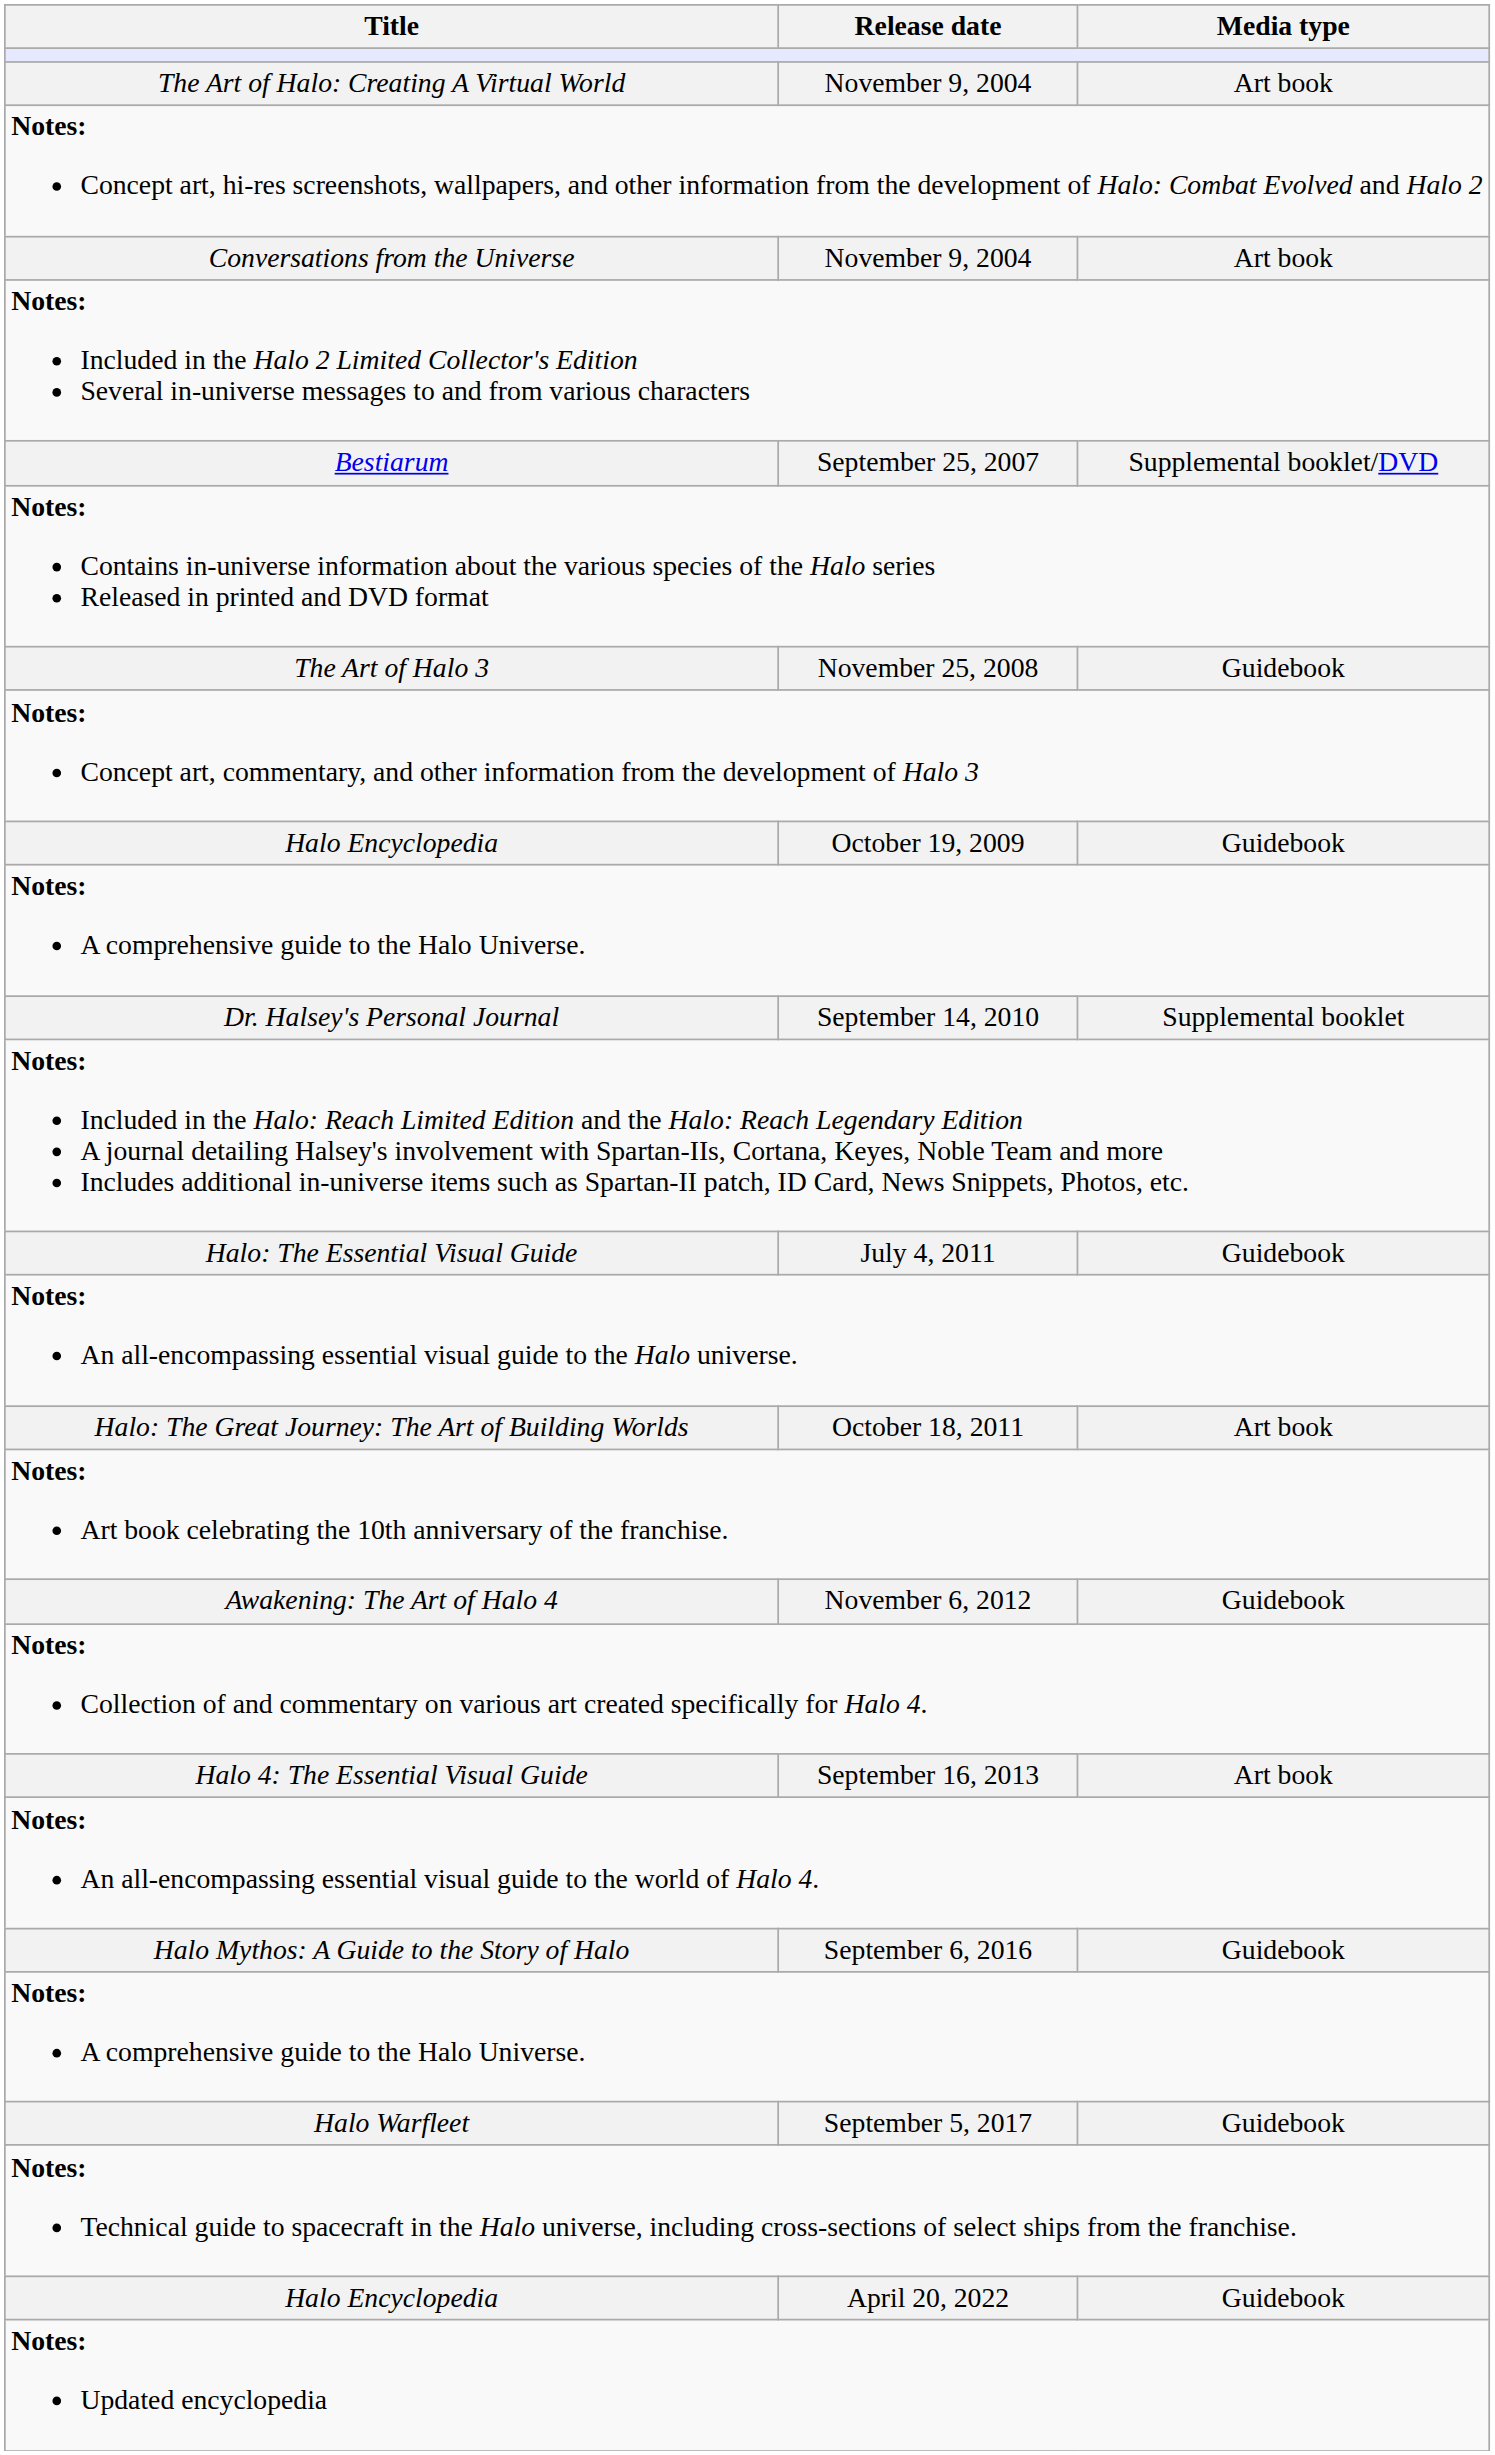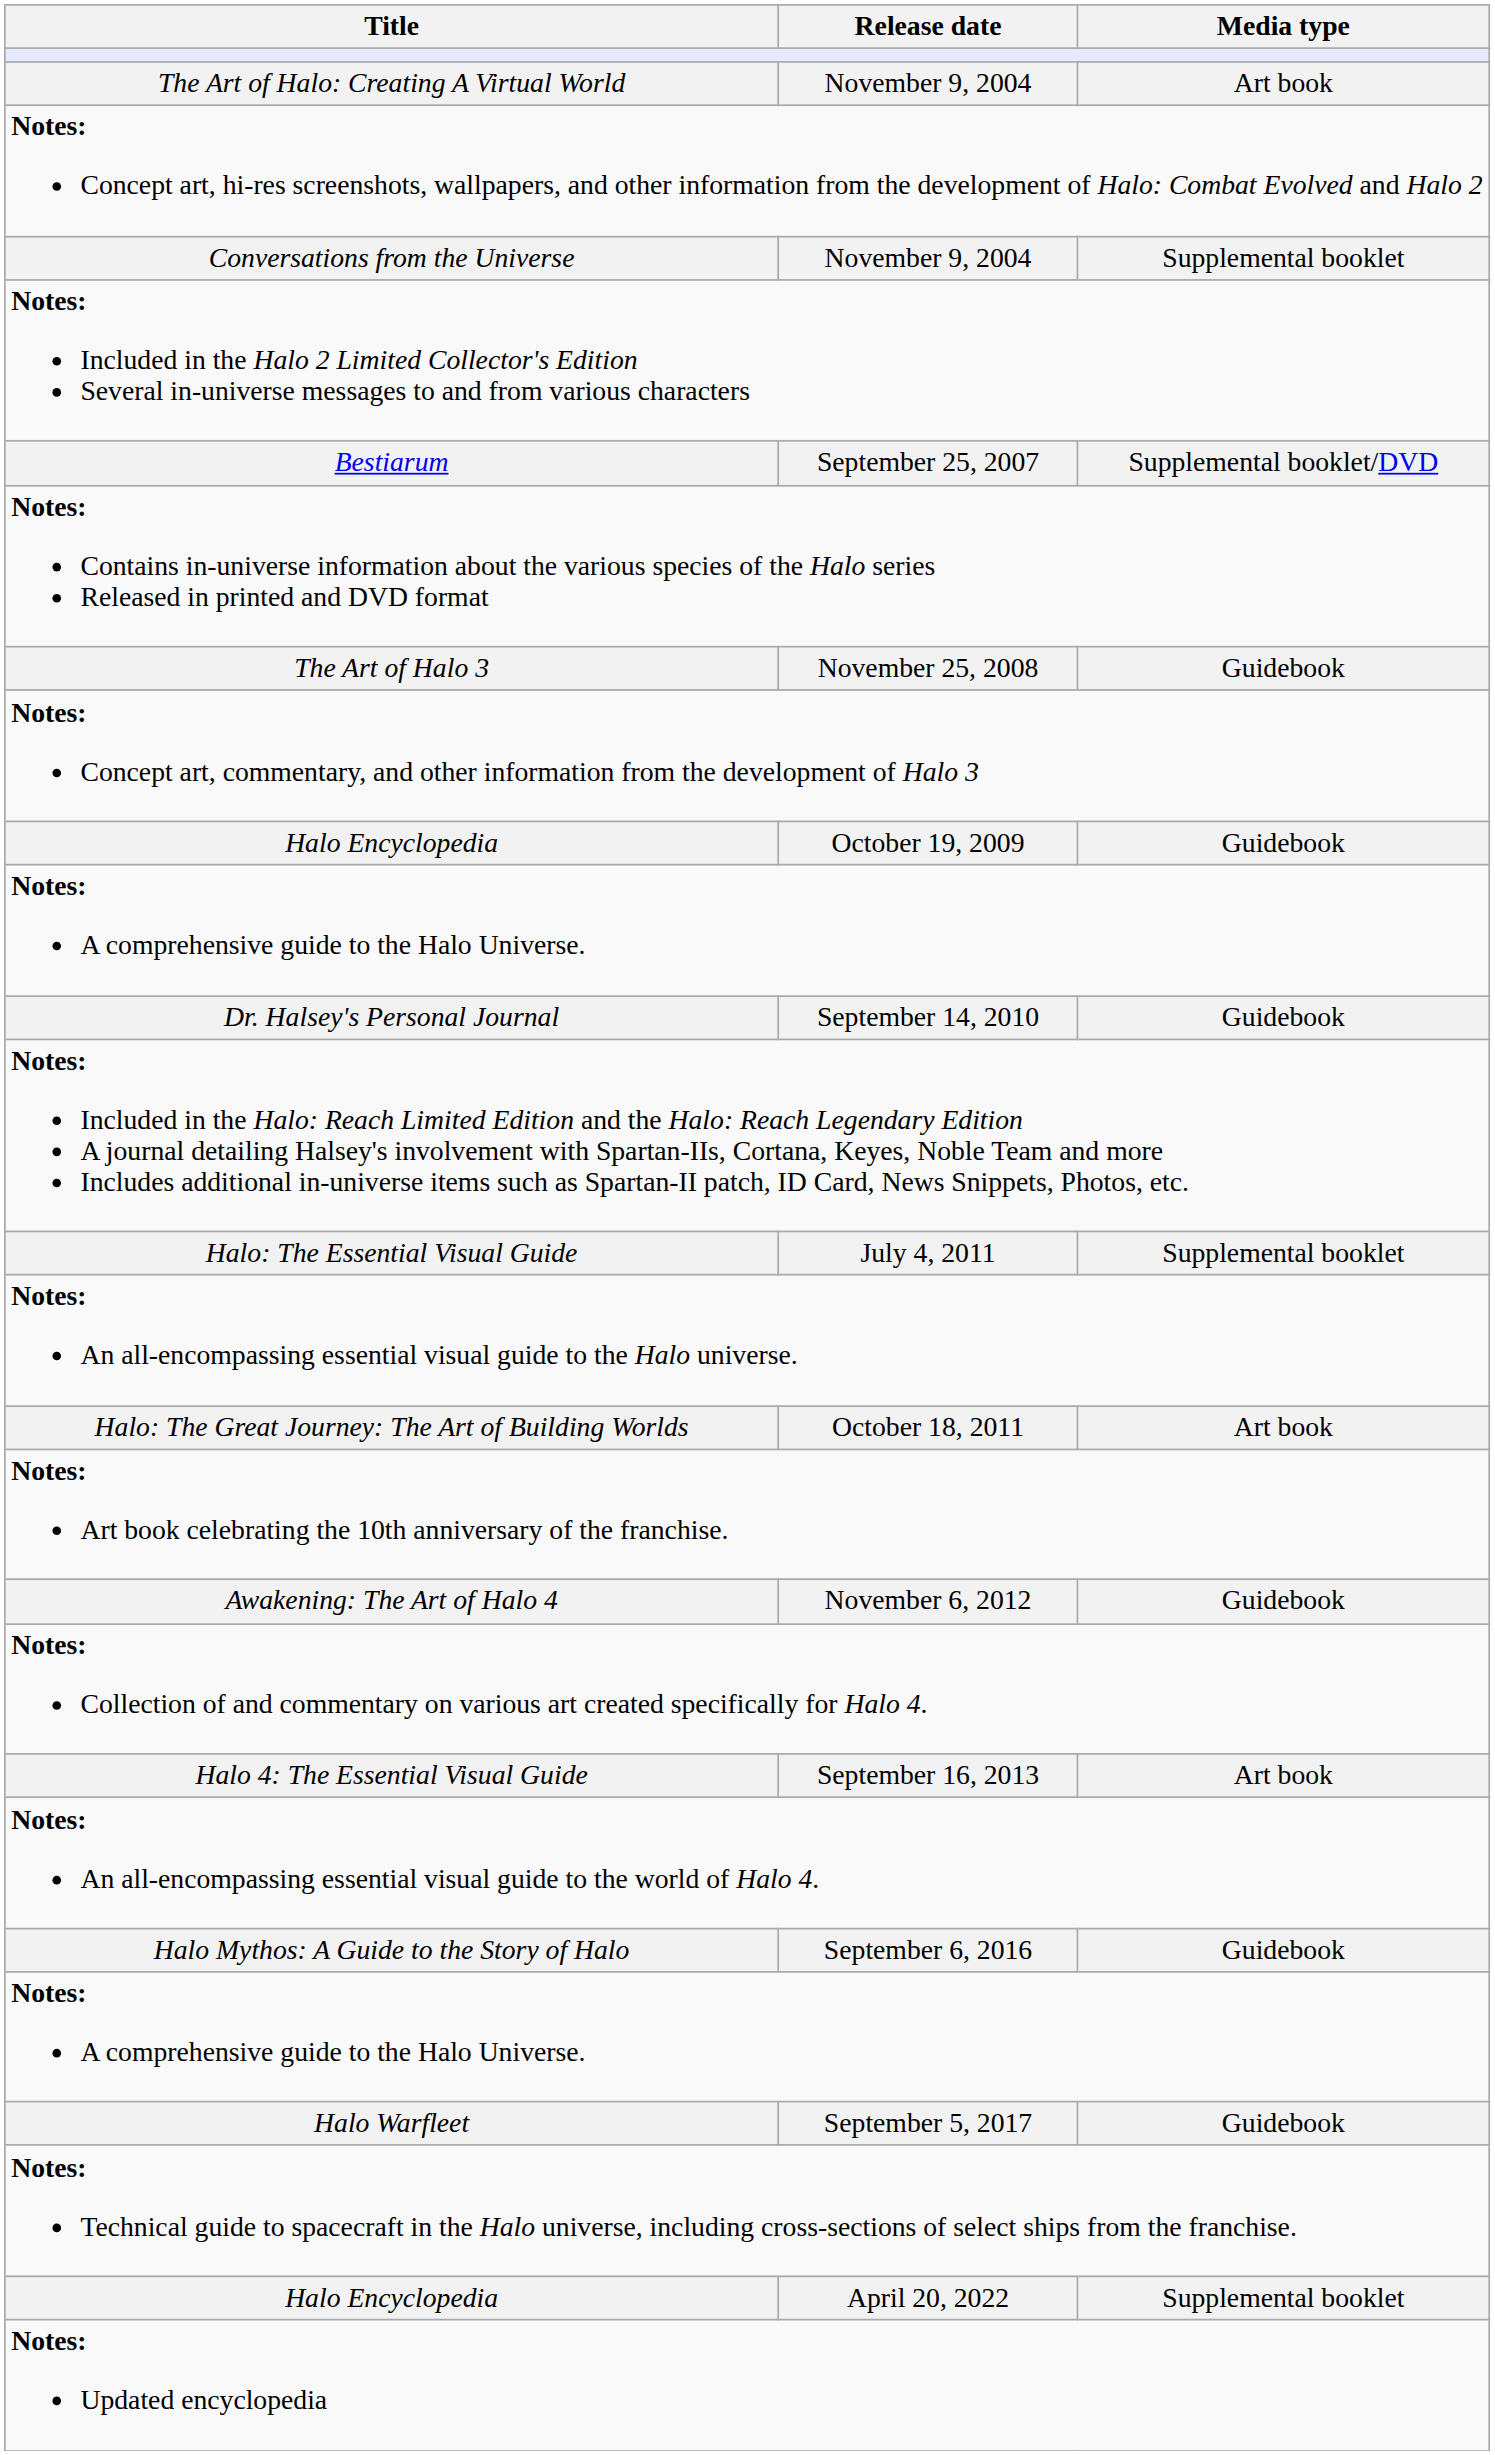(1283, 257) Art book -> (1283, 257) Supplemental booklet
(1283, 1016) Supplemental booklet -> (1283, 1016) Guidebook
(1283, 1252) Guidebook -> (1283, 1252) Supplemental booklet
(1283, 2297) Guidebook -> (1283, 2297) Supplemental booklet
